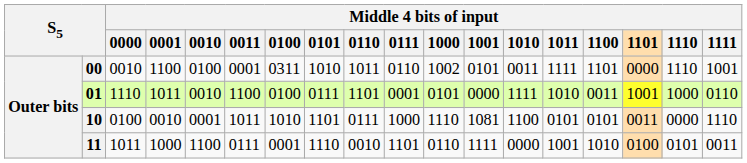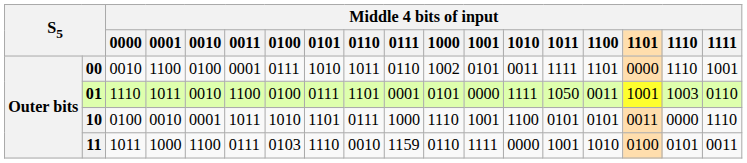(284, 68) 0311 -> (284, 68) 0111
(563, 94) 1010 -> (563, 94) 1050
(682, 94) 1000 -> (682, 94) 1003
(484, 119) 1081 -> (484, 119) 1001
(285, 145) 0001 -> (285, 145) 0103
(404, 145) 1101 -> (404, 145) 1159
